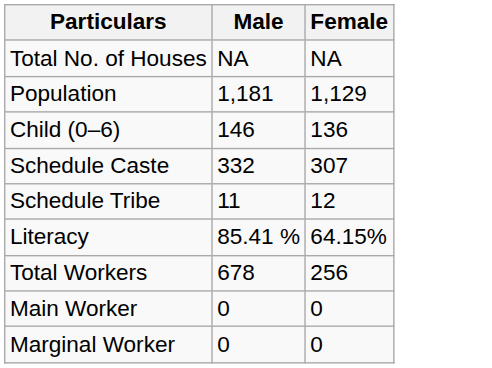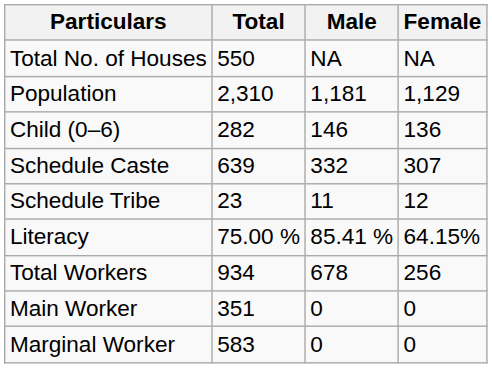+ column: (259, 22)
